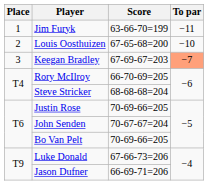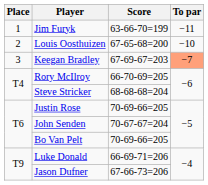(139, 156) 67-66-73=206 -> (139, 156) 66-69-71=206
(139, 172) 66-69-71=206 -> (139, 172) 67-66-73=206
